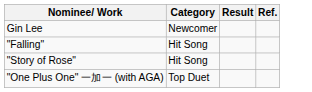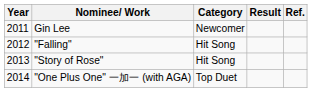+ column: (18, 12)
